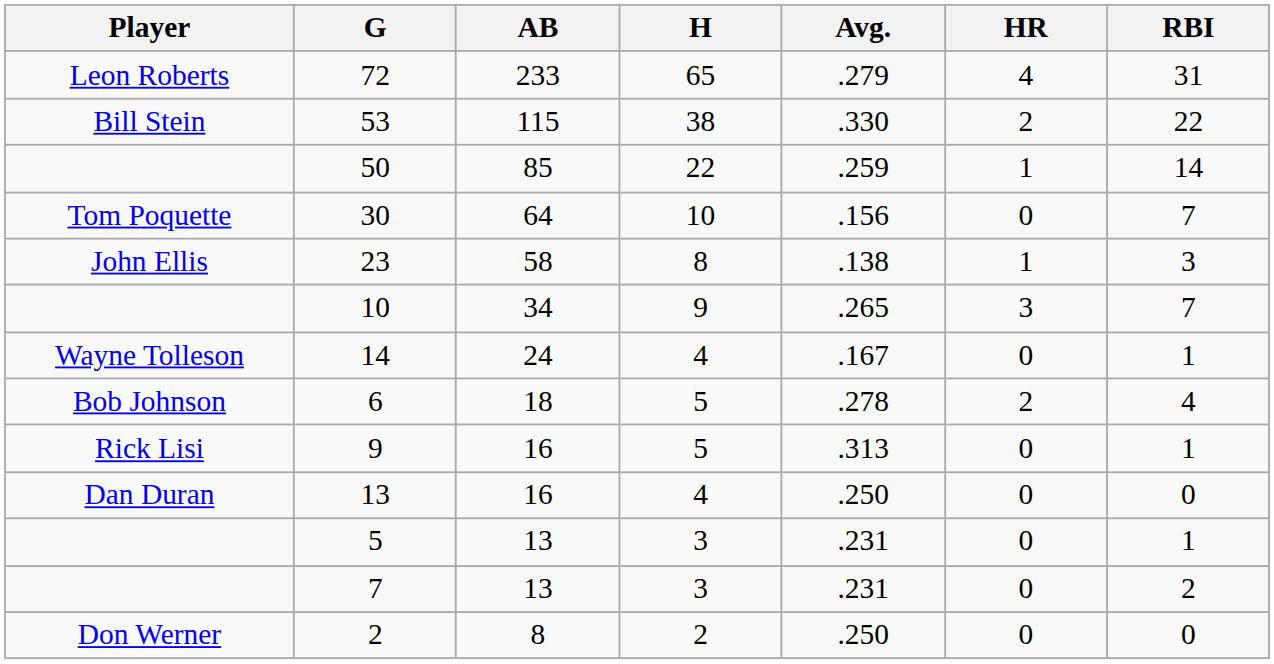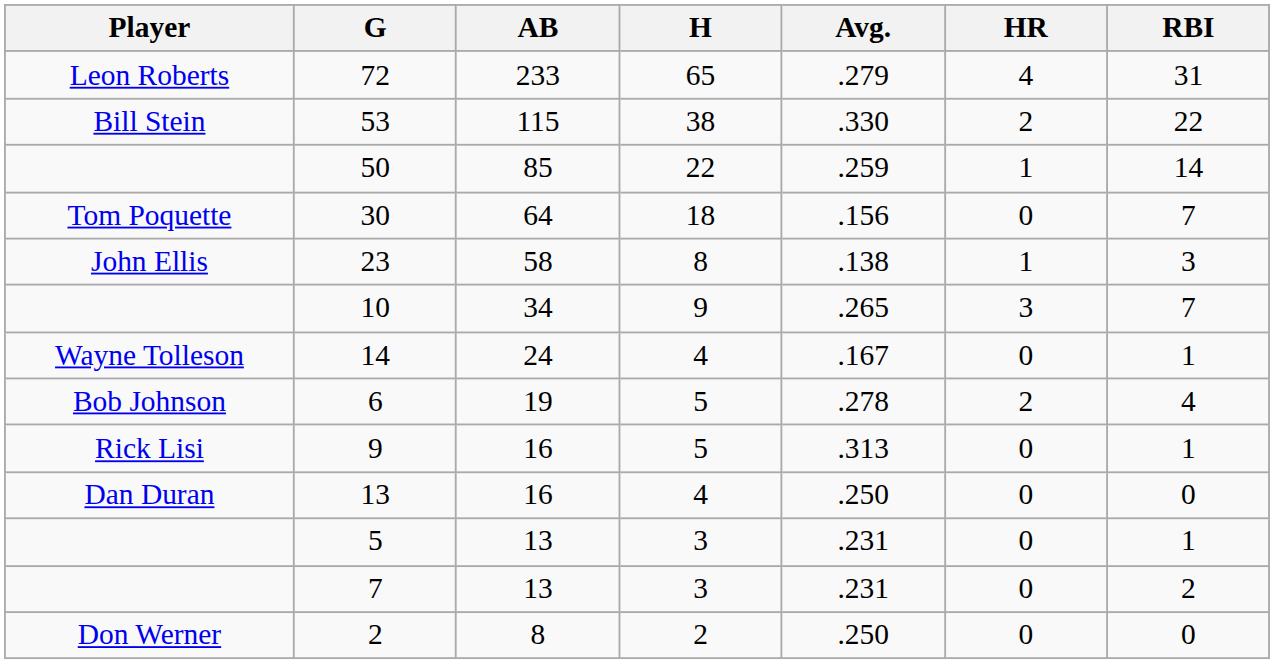(701, 214) 10 -> (701, 214) 18
(538, 401) 18 -> (538, 401) 19
